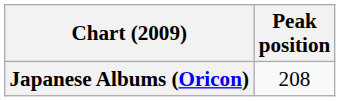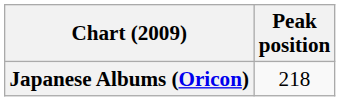(294, 78) 208 -> (294, 78) 218
